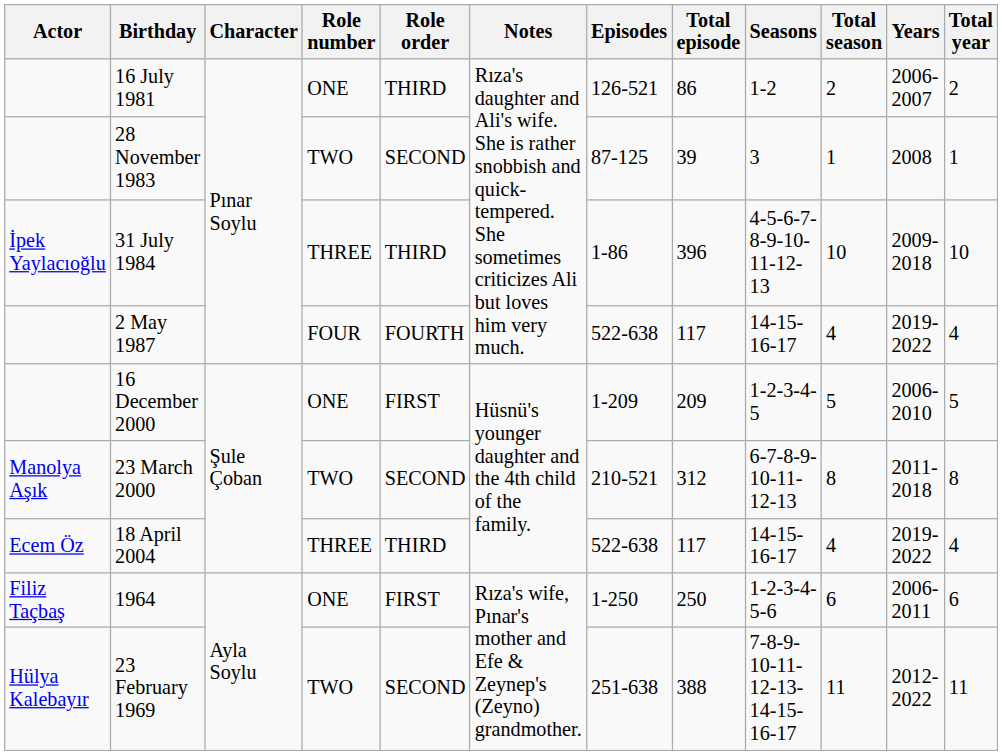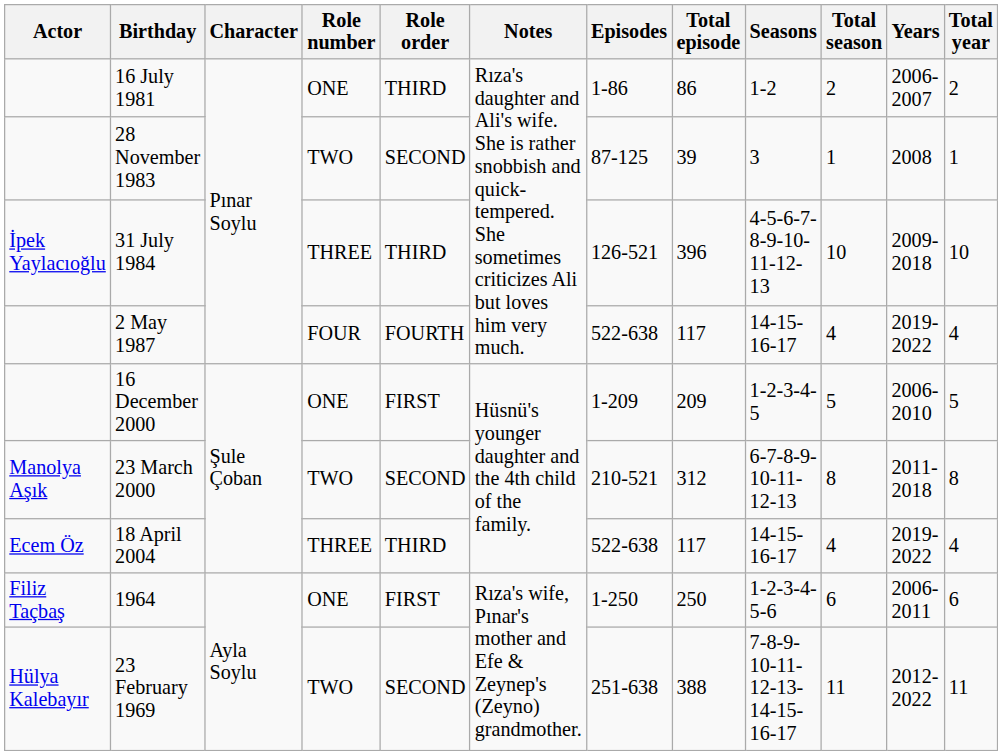(625, 88) 126-521 -> (609, 88) 1-86
(609, 252) 1-86 -> (625, 252) 126-521
